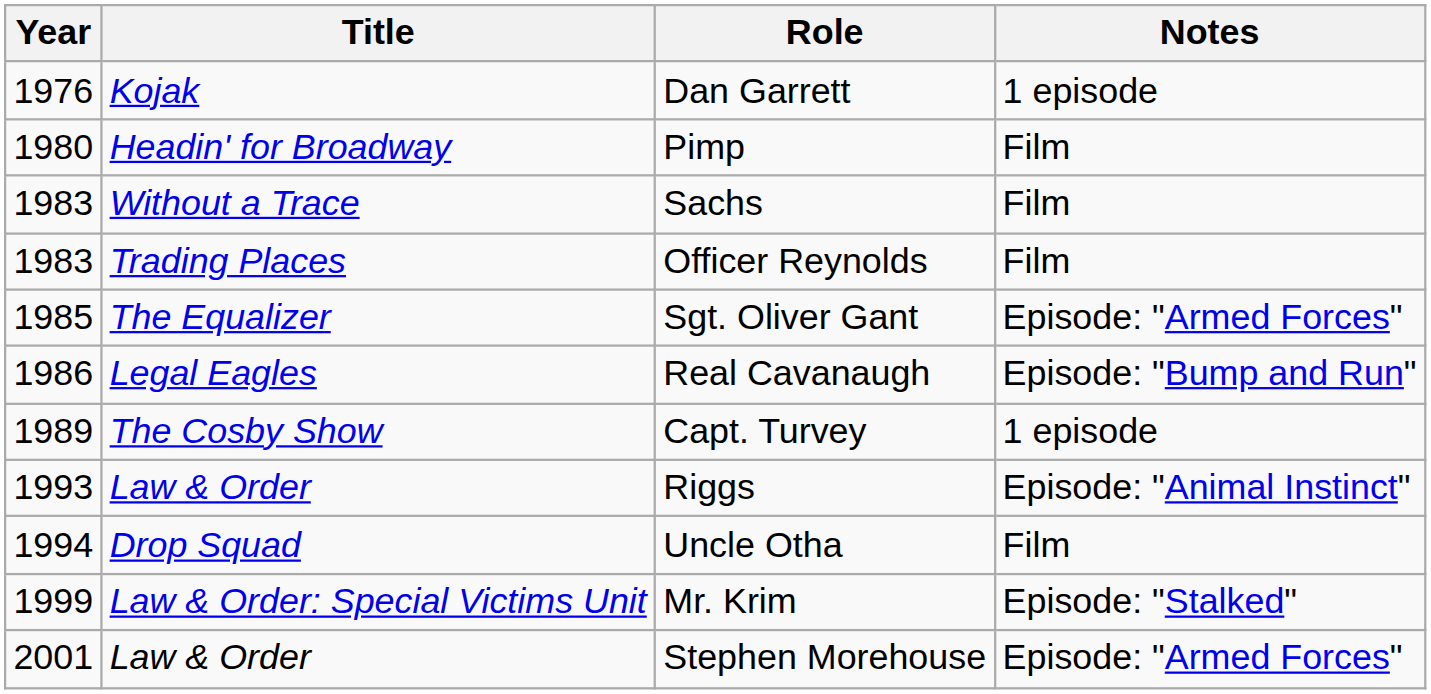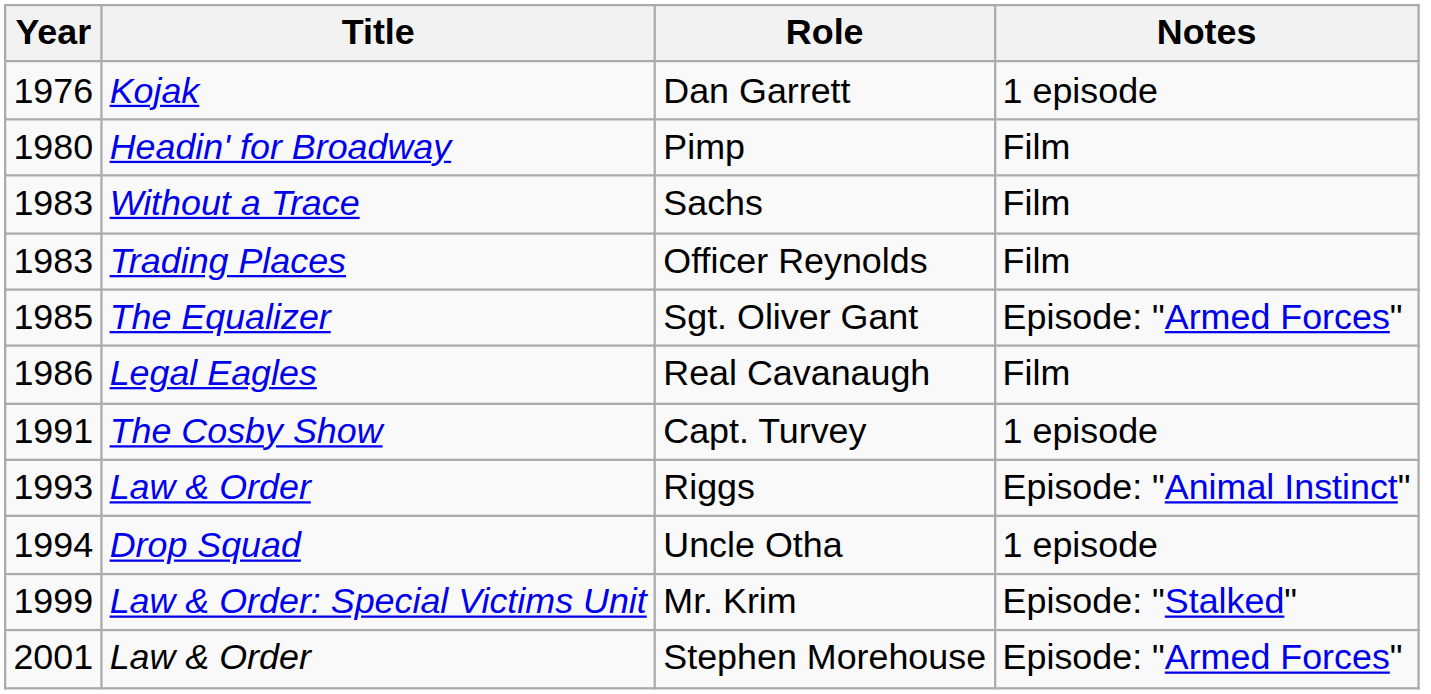(1210, 373) Episode: "Bump and Run" -> (1036, 373) Film
(53, 430) 1989 -> (53, 430) 1991
(1036, 544) Film -> (1080, 544) 1 episode
